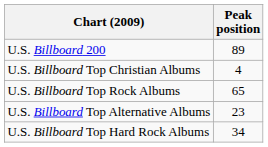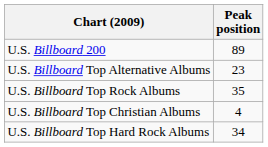rows swapped: (109, 111) <-> (104, 70)
(238, 91) 65 -> (238, 91) 35
